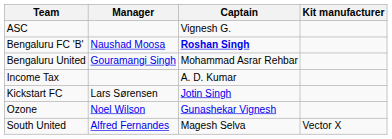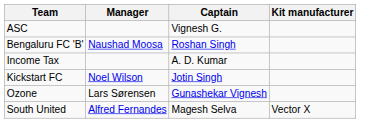(215, 45) bold -> (204, 45) normal
- row: (46, 61)
(124, 93) Lars Sørensen -> (115, 77) Noel Wilson
(118, 110) Noel Wilson -> (122, 93) Lars Sørensen
